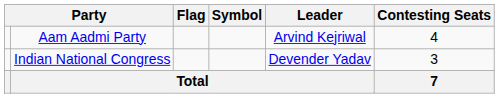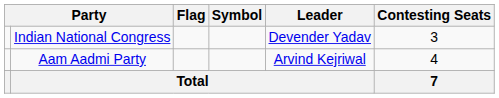rows swapped: (92, 37) <-> (92, 59)
